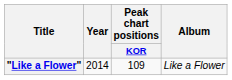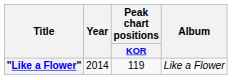(136, 66) 109 -> (136, 66) 119
